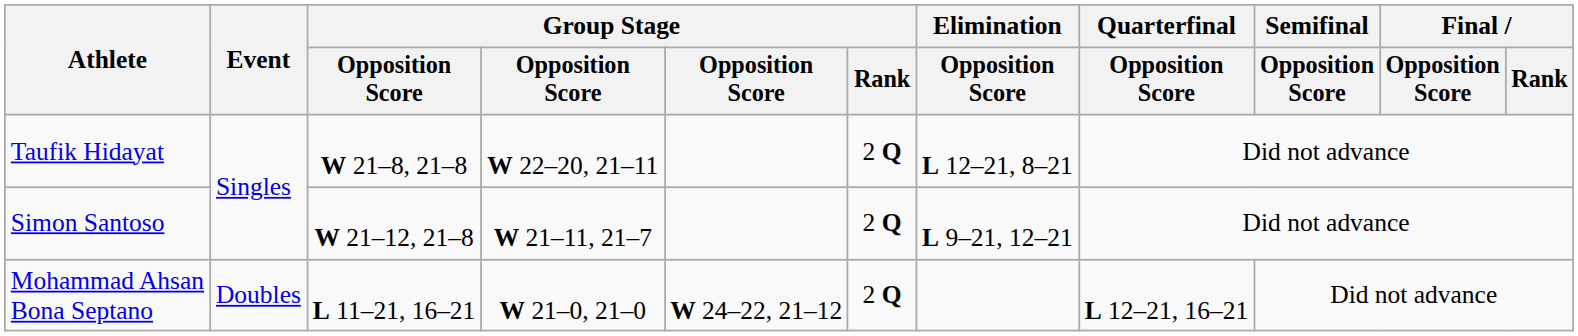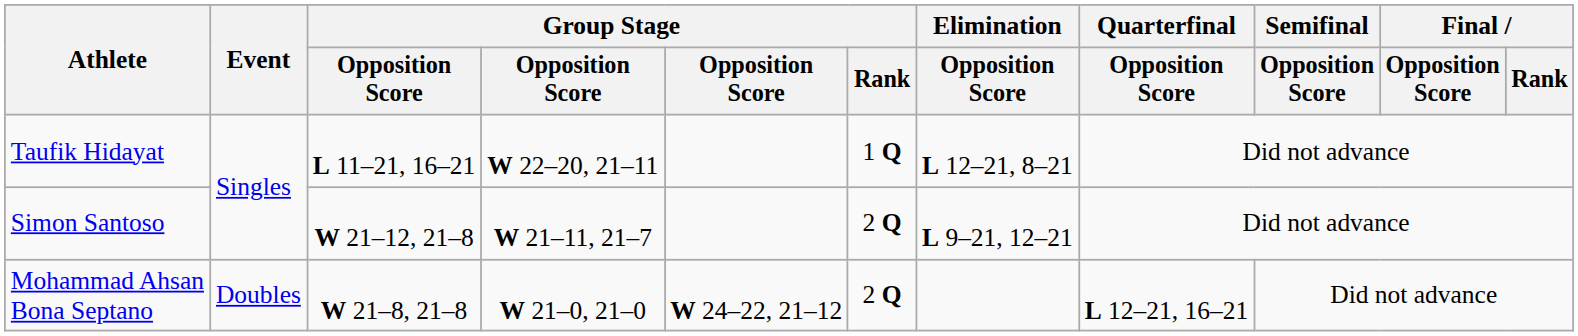(394, 166) W 21–8, 21–8 -> (394, 166) L 11–21, 16–21
(882, 151) 2 Q -> (882, 151) 1 Q
(394, 310) L 11–21, 16–21 -> (394, 310) W 21–8, 21–8
